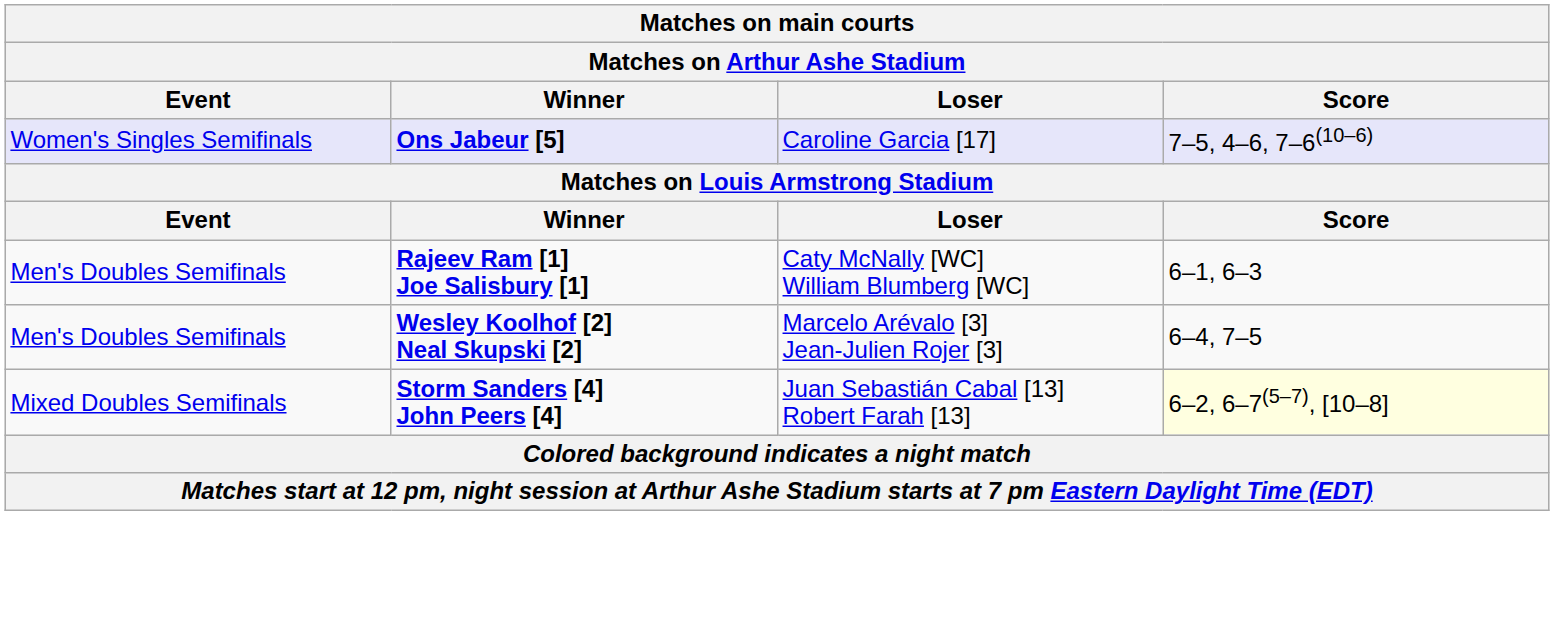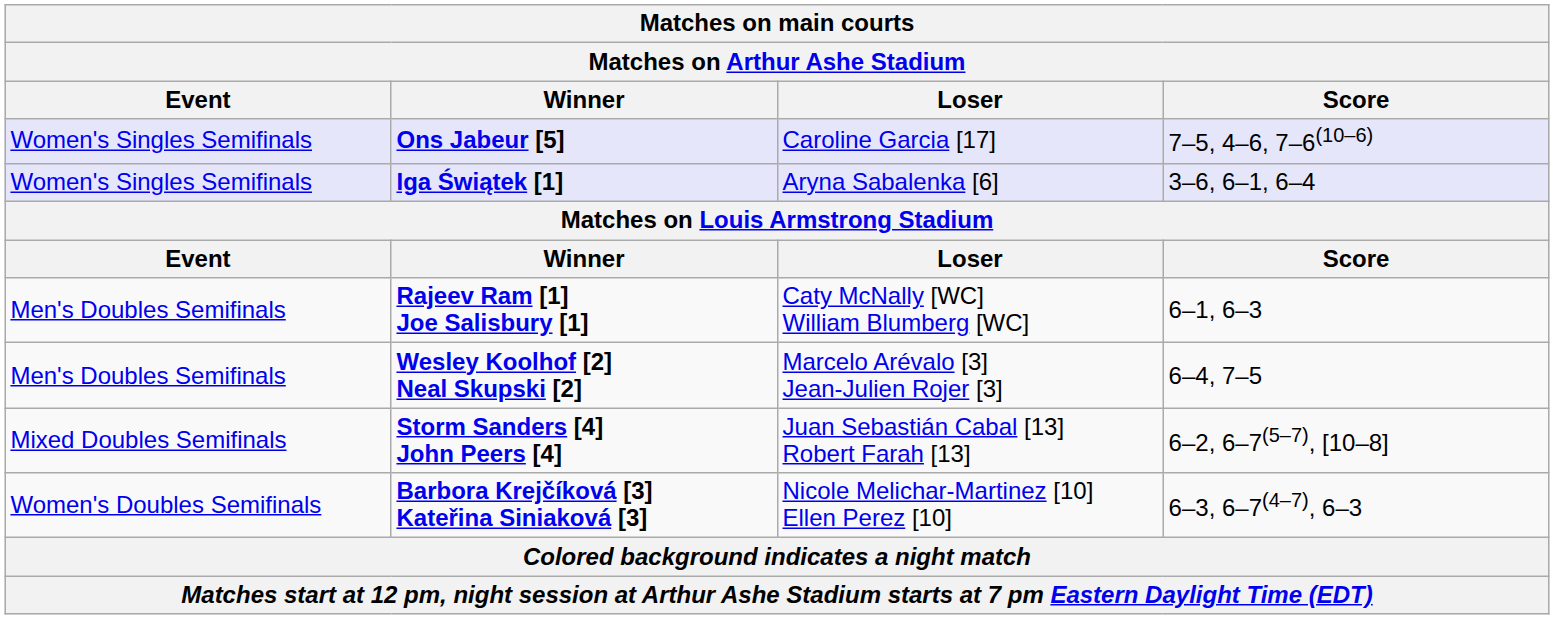+ row: (480, 182)
(1279, 402) lightyellow background -> (1279, 440) no background
+ row: (525, 505)
